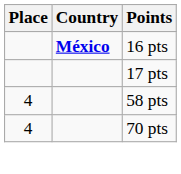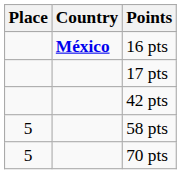+ row: (147, 100)
(28, 100) 4 -> (28, 127) 5
(28, 127) 4 -> (28, 155) 5
